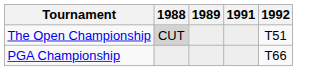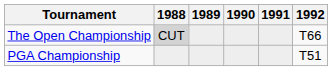+ column: (241, 15)
(276, 35) T51 -> (310, 35) T66
(276, 56) T66 -> (310, 56) T51
